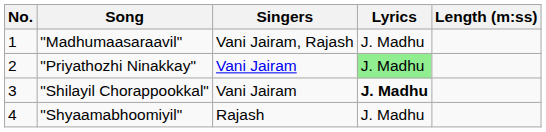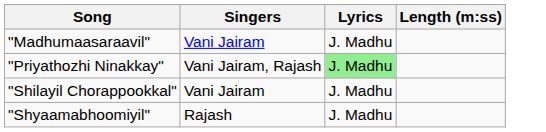- column: (21, 17)
(285, 42) Vani Jairam, Rajash -> (224, 42) Vani Jairam
(256, 66) Vani Jairam -> (253, 66) Vani Jairam, Rajash
(394, 91) bold -> (360, 91) normal
